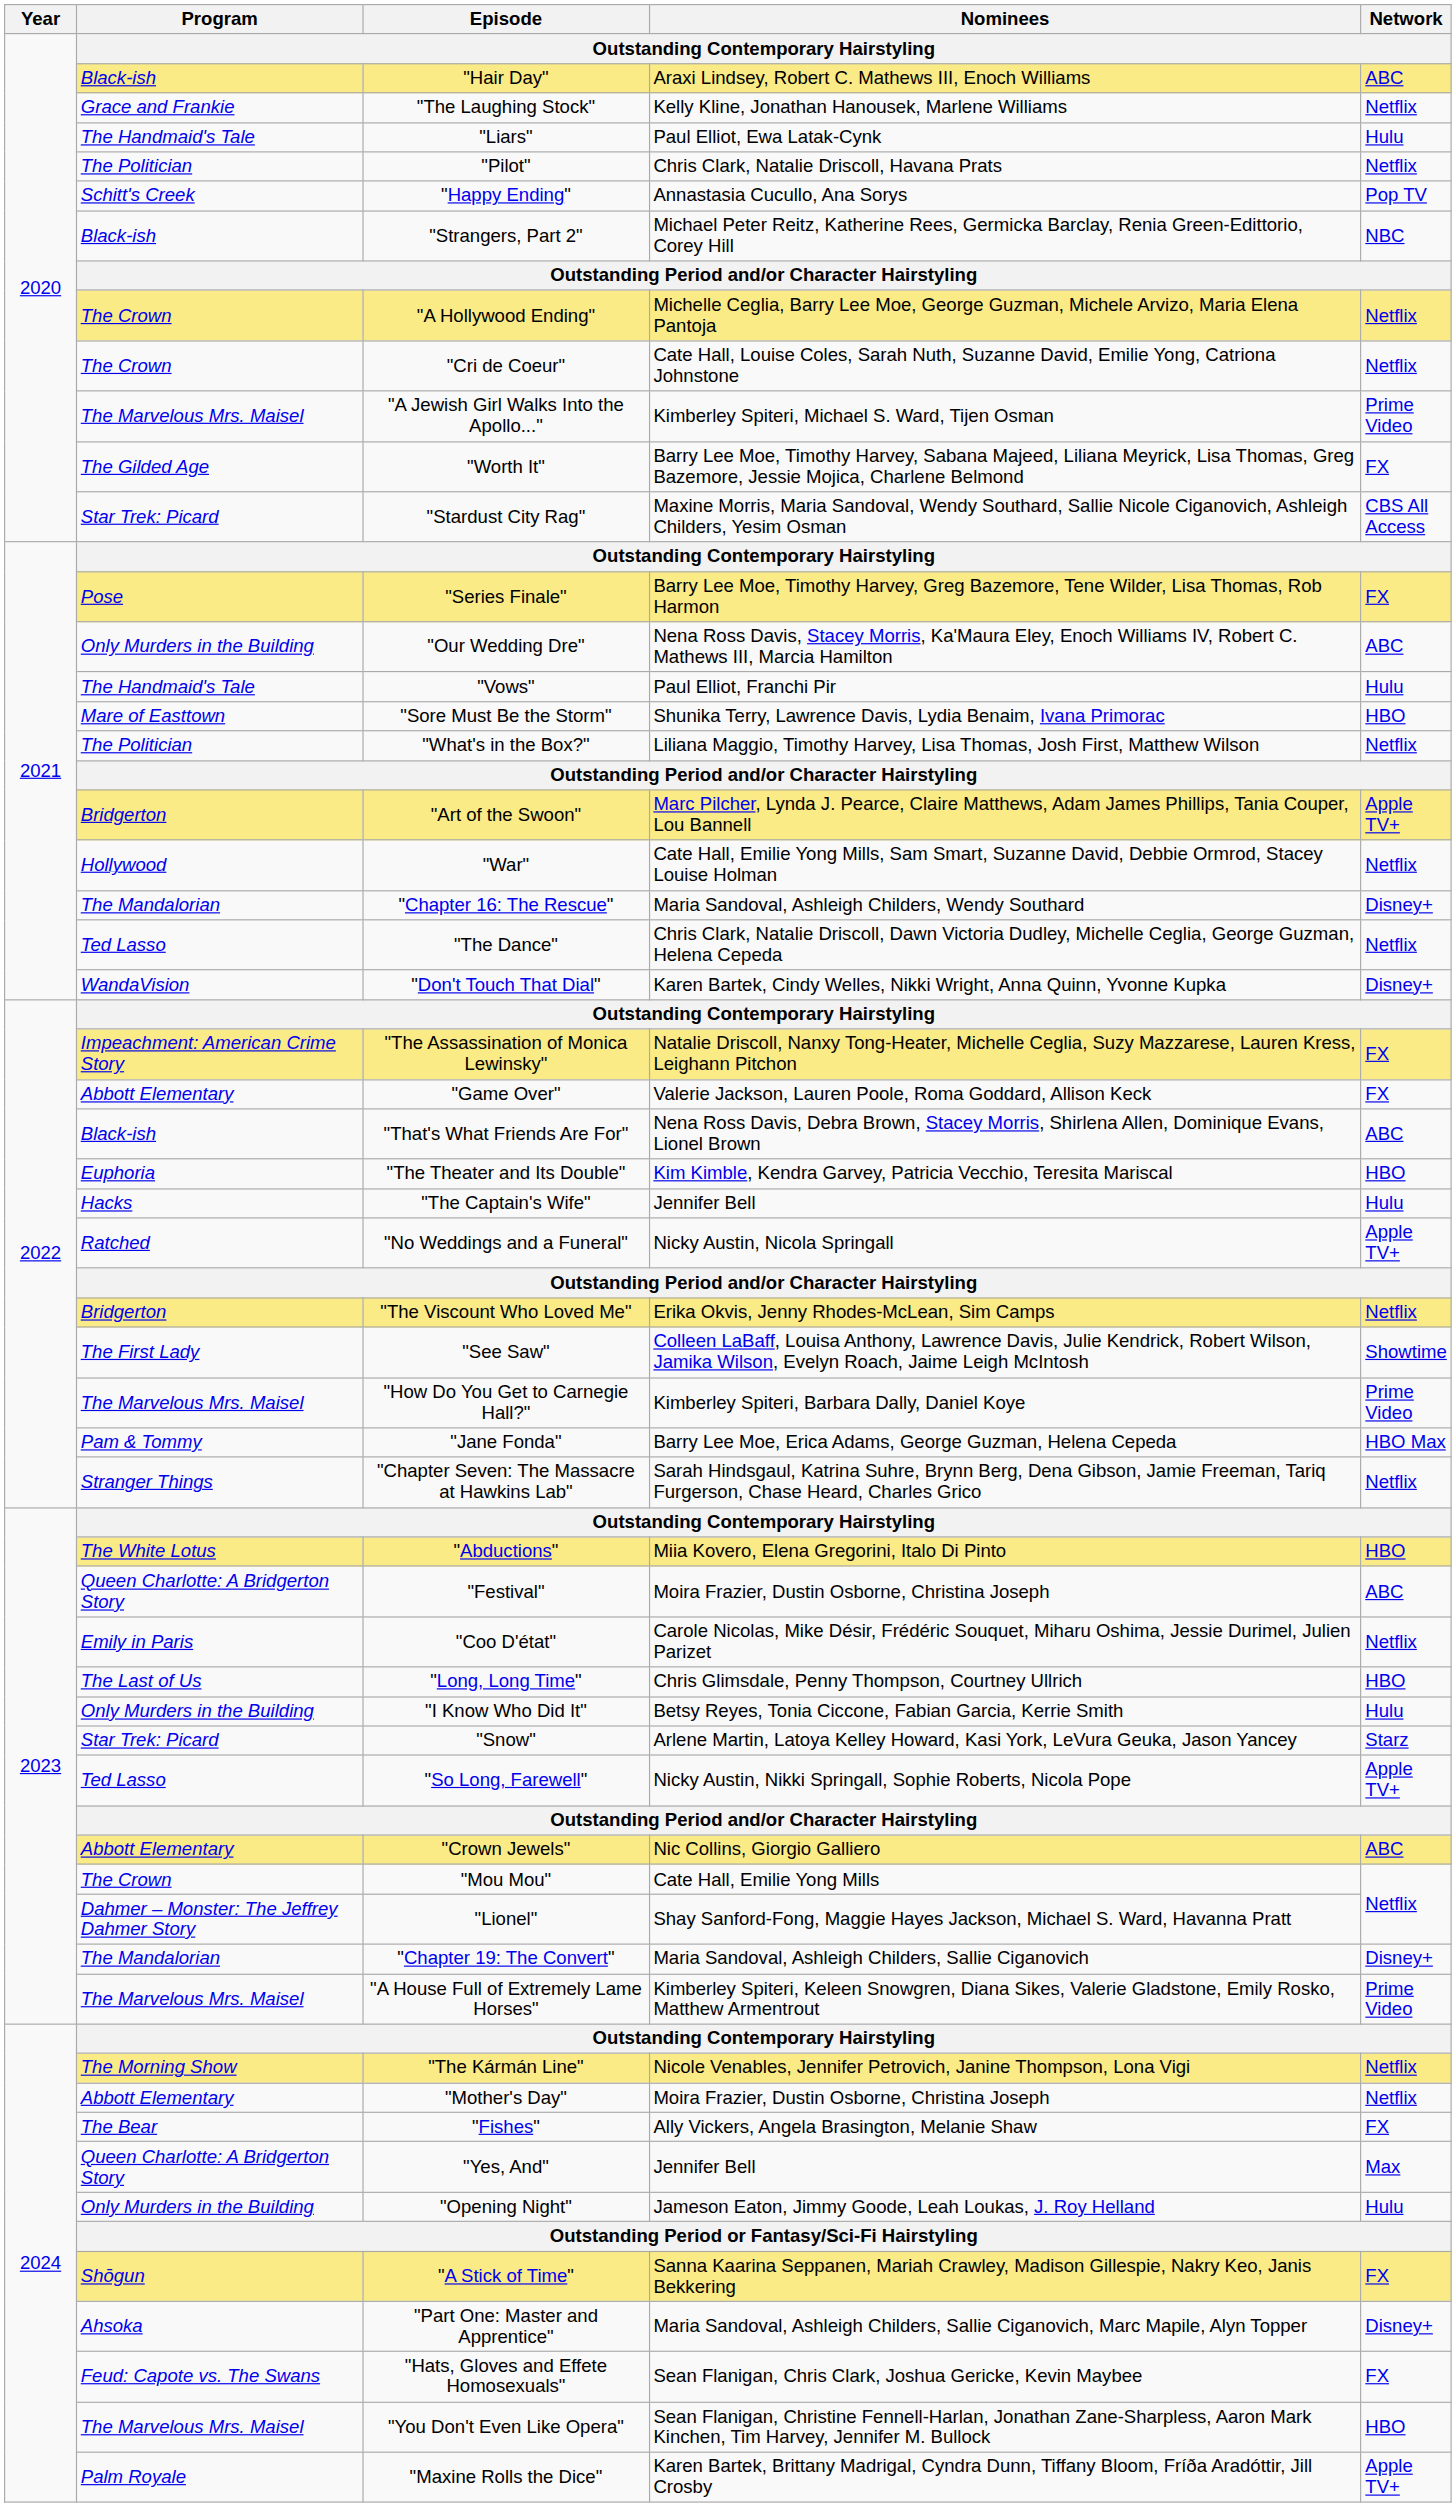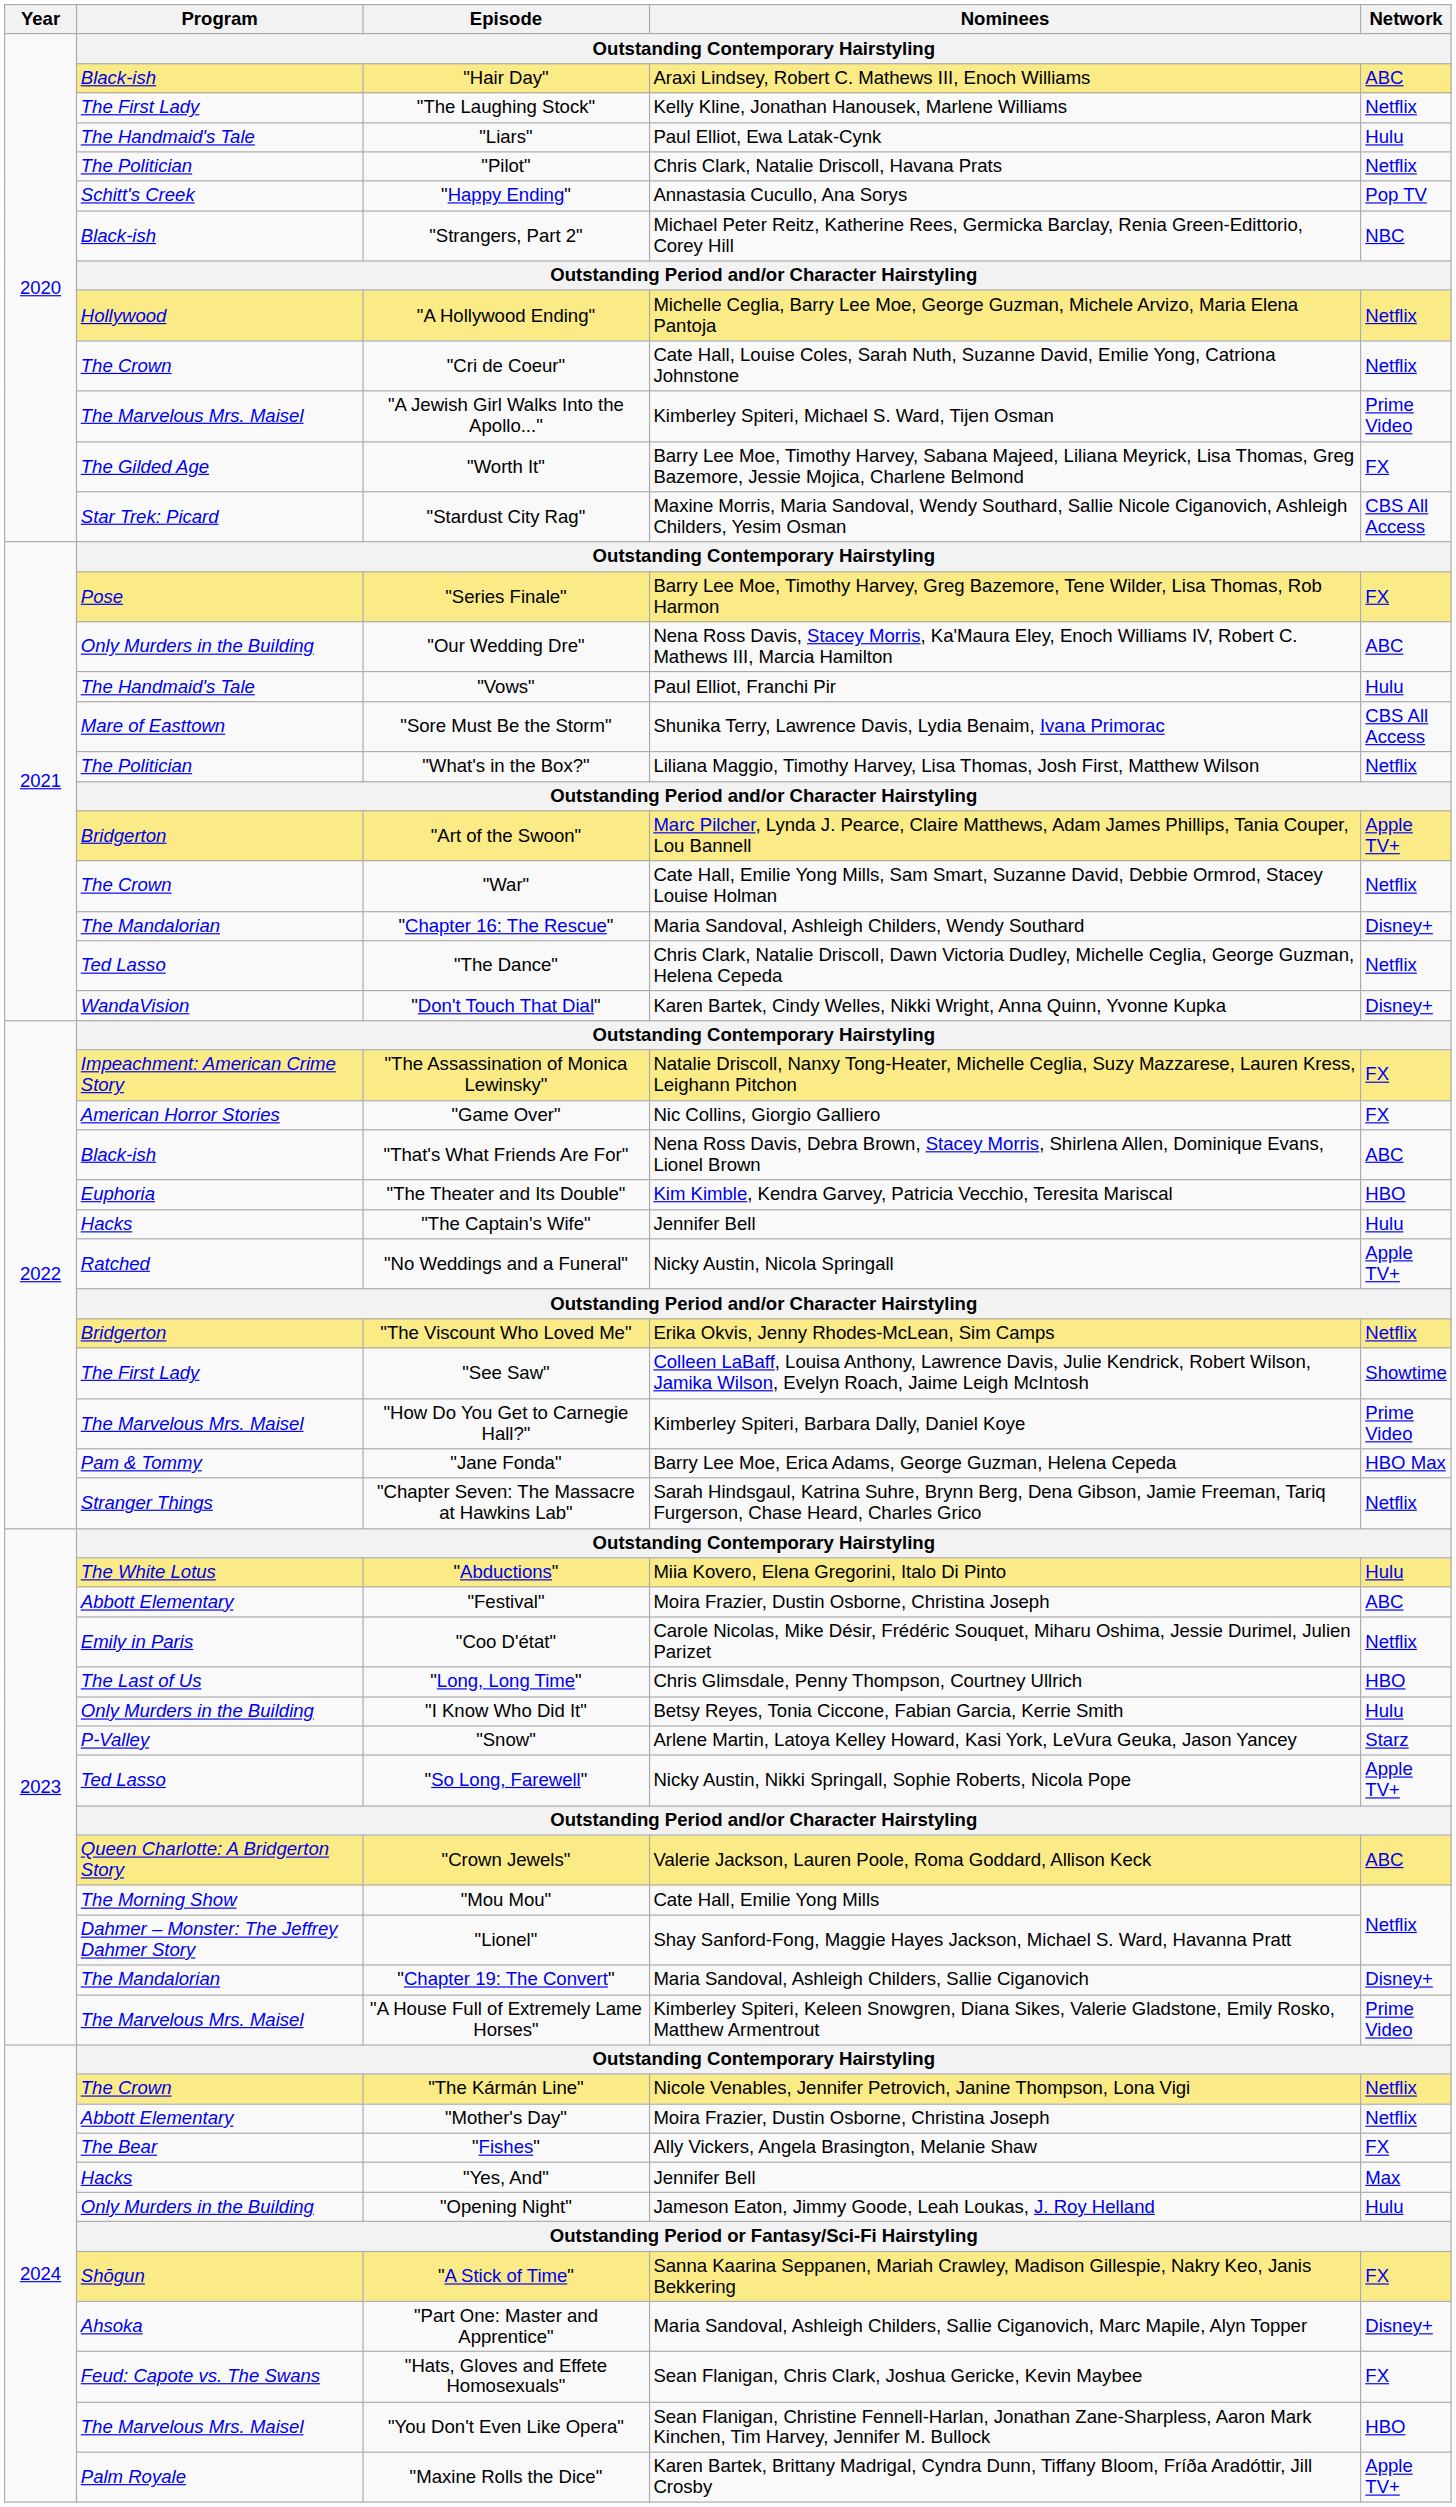(158, 107) Grace and Frankie -> (140, 107) The First Lady
(126, 315) The Crown -> (124, 315) Hollywood
(1385, 716) HBO -> (1397, 726) CBS All Access
(124, 865) Hollywood -> (126, 886) The Crown
(157, 1093) Abbott Elementary -> (180, 1114) American Horror Stories
(902, 1093) Valerie Jackson, Lauren Poole, Roma Goddard, Allison Keck -> (767, 1114) Nic Collins, Giorgio Galliero
(1385, 1551) HBO -> (1384, 1572) Hulu
(205, 1591) Queen Charlotte: A Bridgerton Story -> (157, 1601) Abbott Elementary
(150, 1740) Star Trek: Picard -> (115, 1740) P-Valley
(157, 1849) Abbott Elementary -> (205, 1860) Queen Charlotte: A Bridgerton Story
(767, 1849) Nic Collins, Giorgio Galliero -> (902, 1860) Valerie Jackson, Lauren Poole, Roma Goddard, Allison Keck
(126, 1879) The Crown -> (159, 1900) The Morning Show
(159, 2068) The Morning Show -> (126, 2088) The Crown
(205, 2166) Queen Charlotte: A Bridgerton Story -> (107, 2177) Hacks
